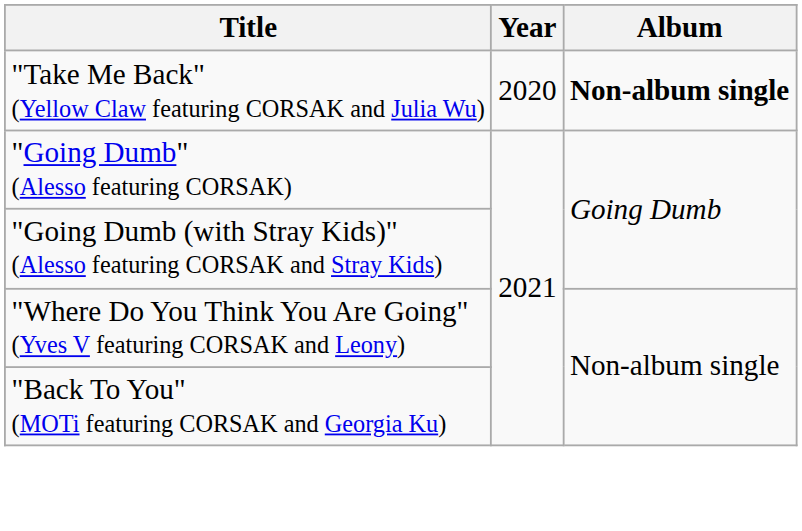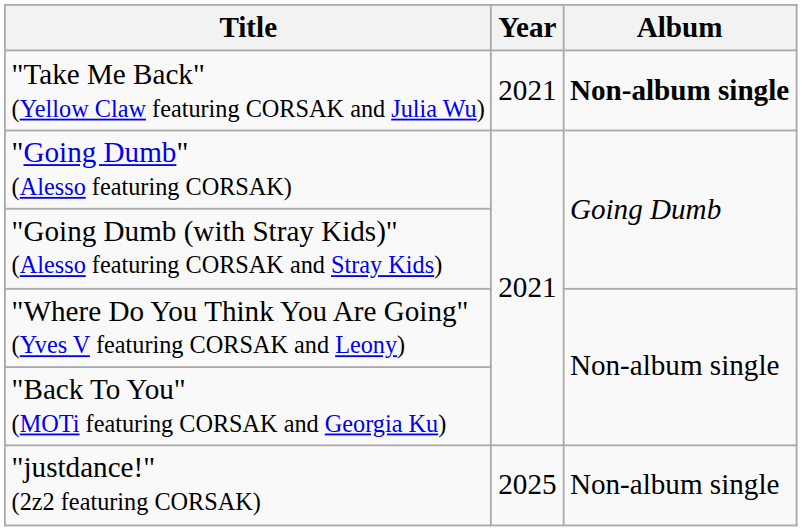(527, 90) 2020 -> (527, 90) 2021
+ row: (136, 484)
